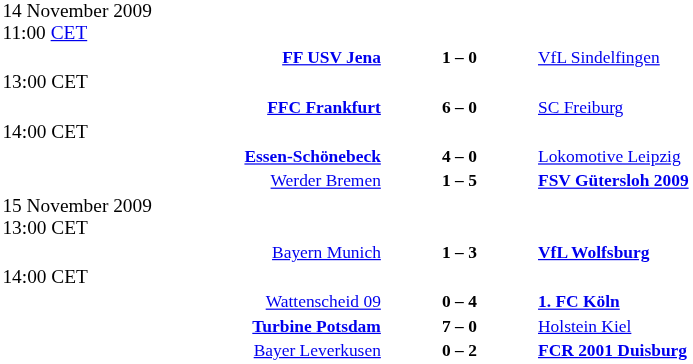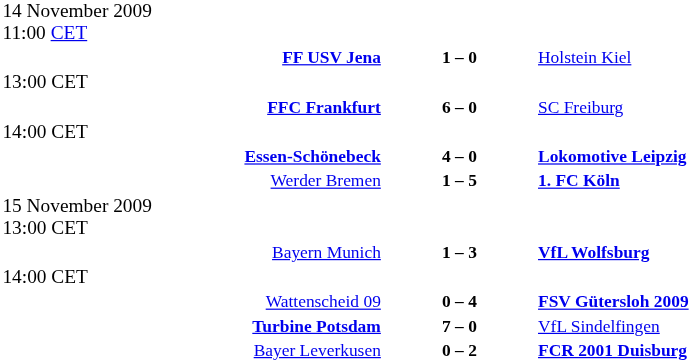(599, 57) VfL Sindelfingen -> (585, 57) Holstein Kiel
(609, 156) normal -> (612, 156) bold
(613, 180) FSV Gütersloh 2009 -> (579, 180) 1. FC Köln
(579, 301) 1. FC Köln -> (613, 301) FSV Gütersloh 2009
(585, 326) Holstein Kiel -> (599, 326) VfL Sindelfingen
